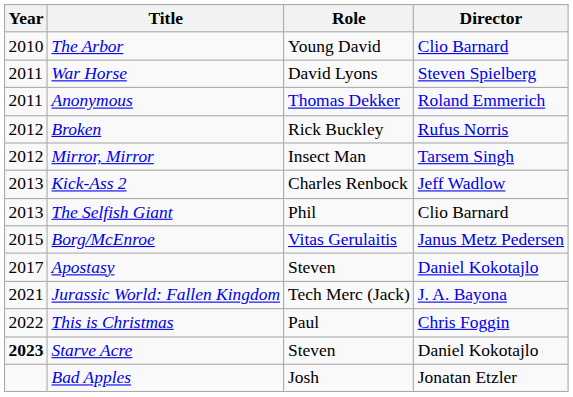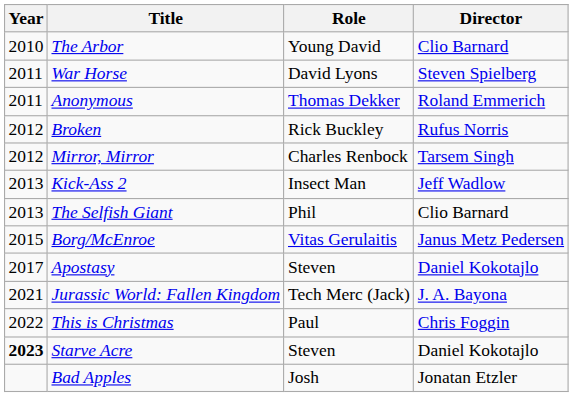(327, 156) Insect Man -> (348, 156) Charles Renbock
(348, 184) Charles Renbock -> (327, 184) Insect Man
